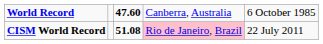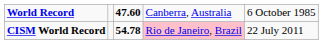(128, 30) 51.08 -> (128, 30) 54.78
